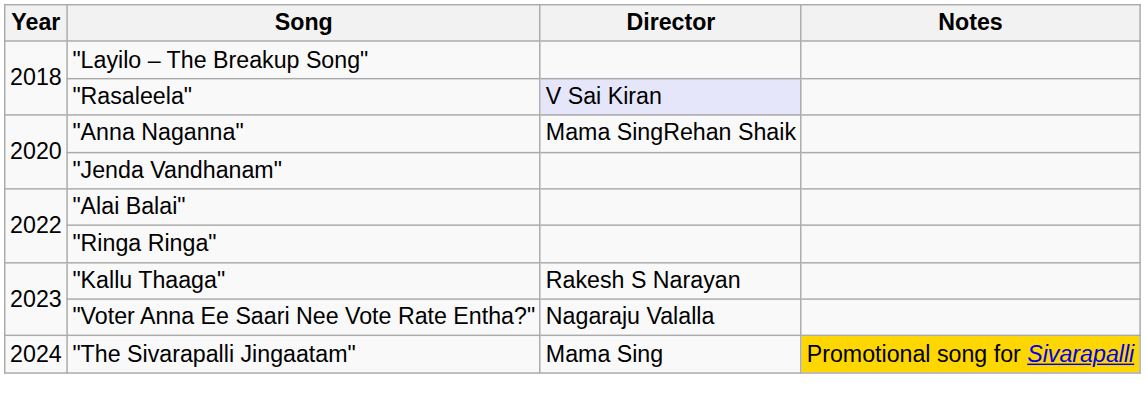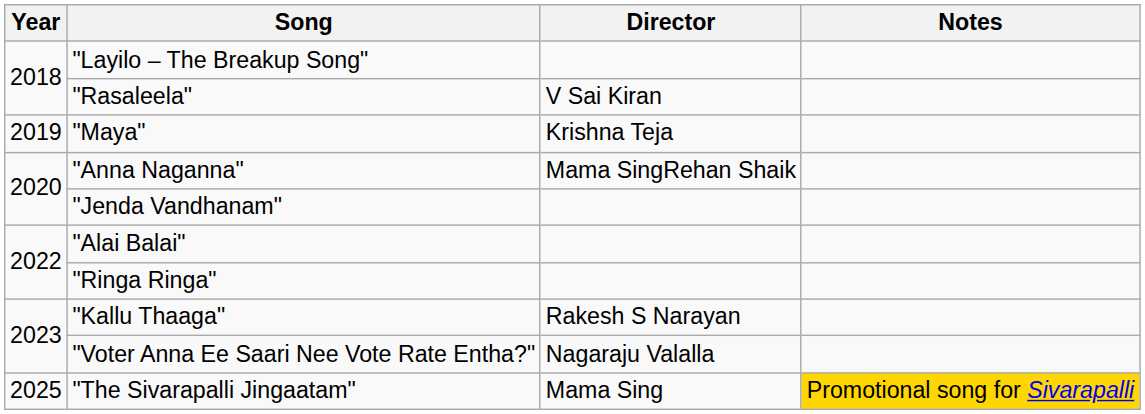(604, 96) lavender background -> (604, 96) no background
+ row: (109, 133)
(36, 354) 2024 -> (36, 390) 2025
